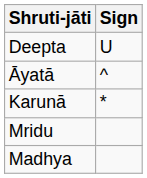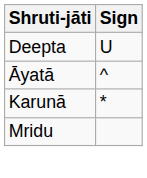- row: (40, 159)
